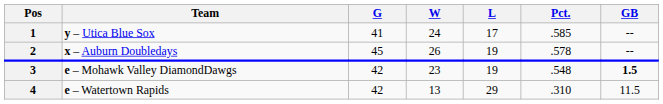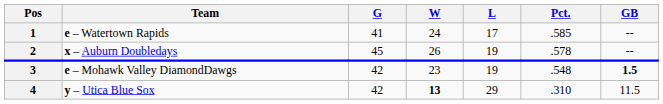(110, 32) y – Utica Blue Sox -> (117, 32) e – Watertown Rapids
(117, 89) e – Watertown Rapids -> (110, 89) y – Utica Blue Sox
(435, 89) normal -> (435, 89) bold
